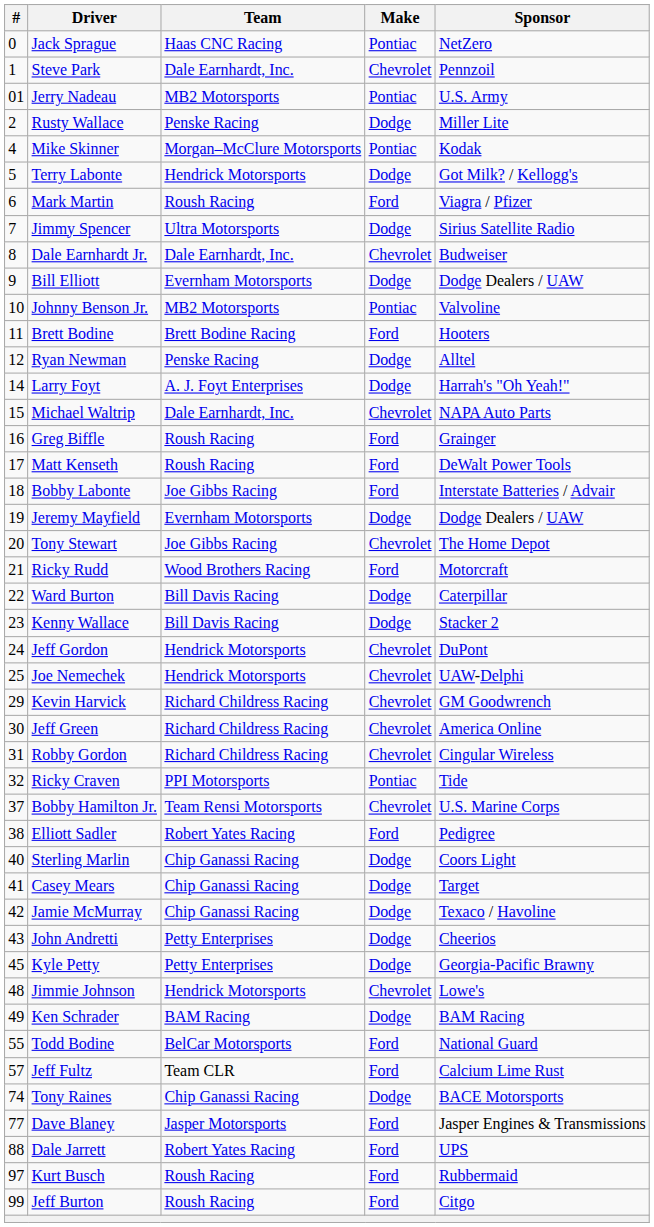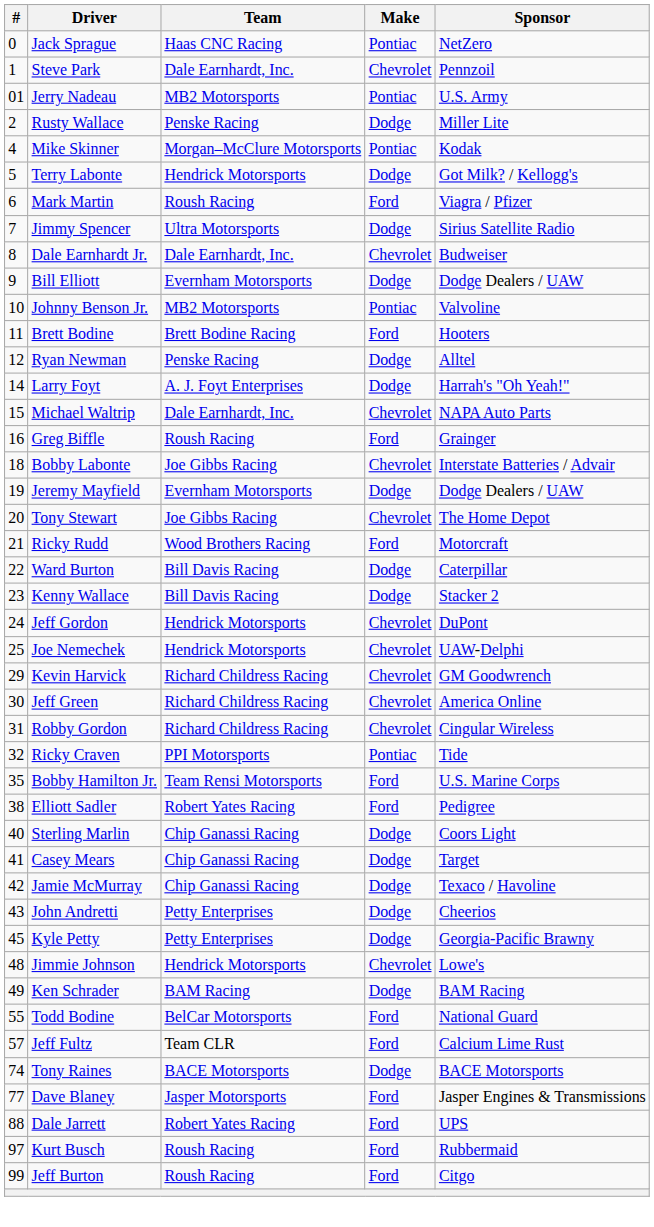- row: (75, 465)
(384, 491) Ford -> (400, 465) Chevrolet
(16, 807) 37 -> (16, 780) 35
(400, 807) Chevrolet -> (384, 780) Ford
(232, 1096) Chip Ganassi Racing -> (227, 1070) BACE Motorsports
